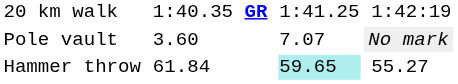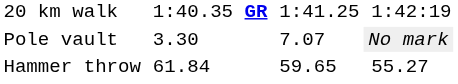(176, 39) 3.60 -> (176, 39) 3.30
(308, 67) paleturquoise background -> (308, 67) no background
